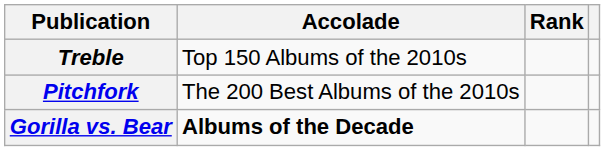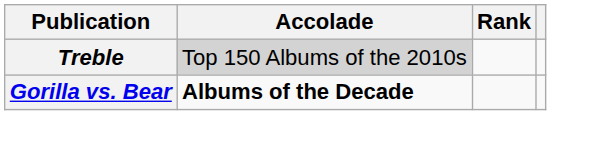(324, 57) no background -> (324, 57) lightgrey background
- row: (91, 92)
